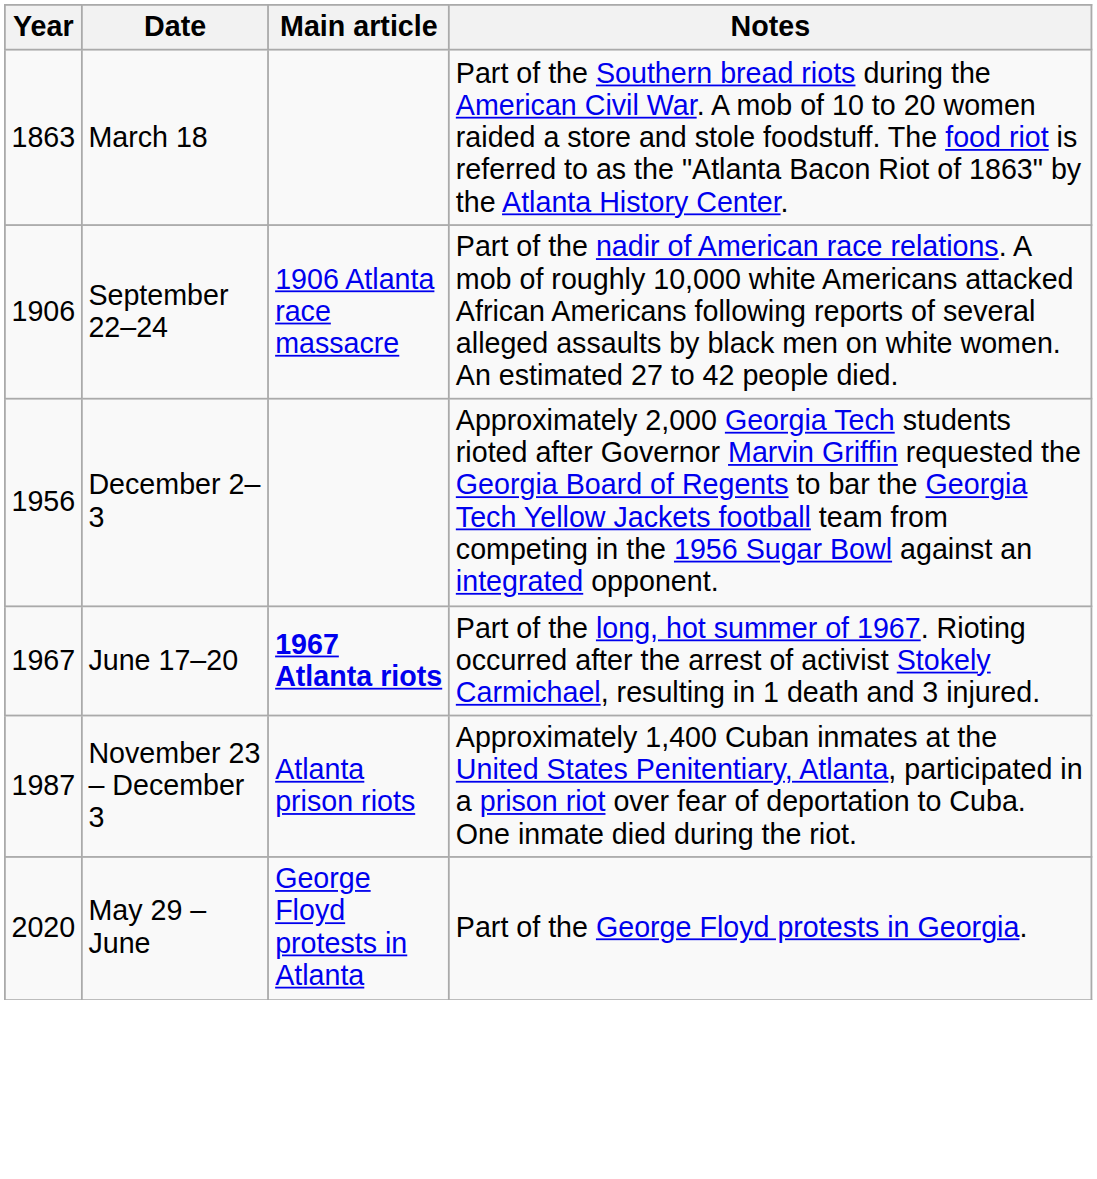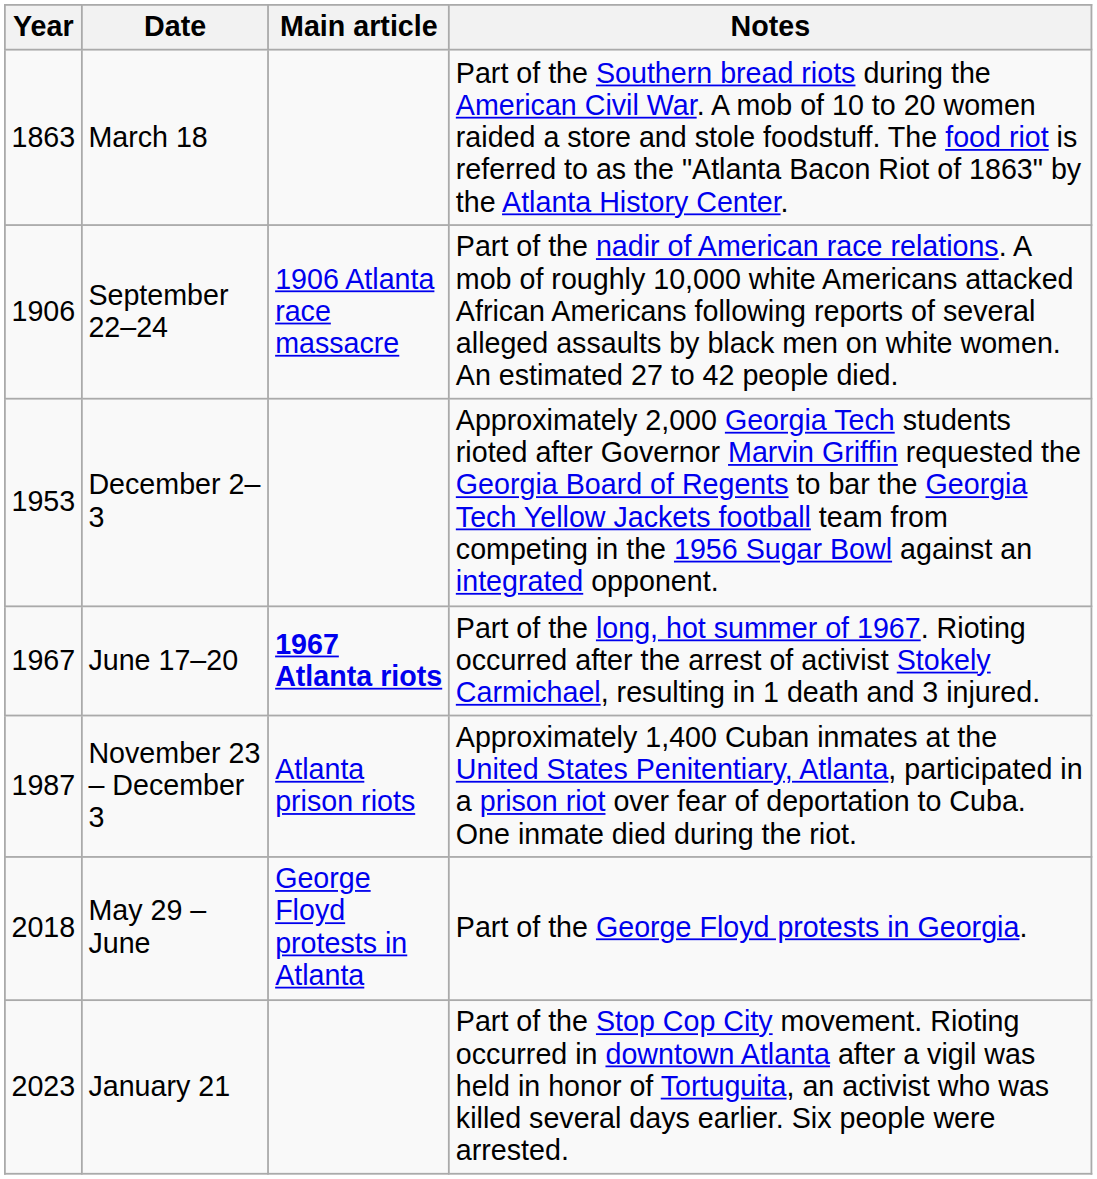(43, 501) 1956 -> (43, 501) 1953
(43, 928) 2020 -> (43, 928) 2018
+ row: (159, 1086)
